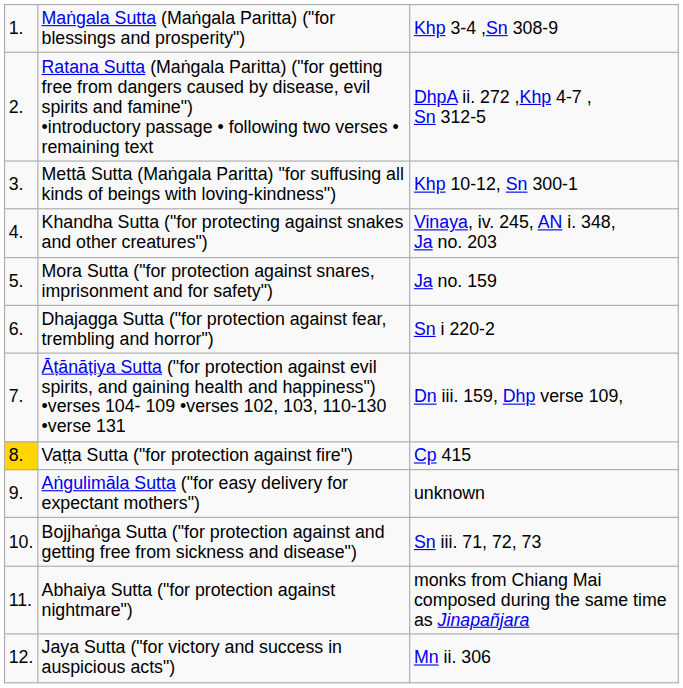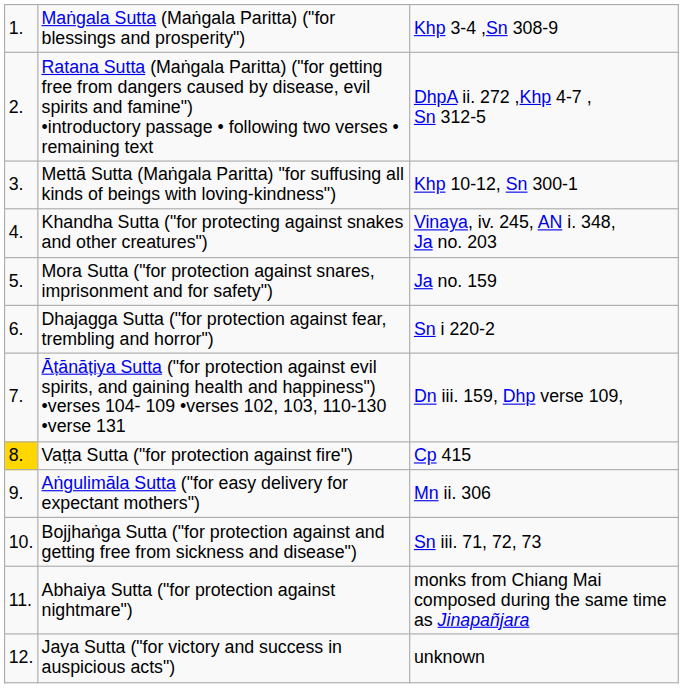(449, 493) unknown -> (452, 493) Mn ii. 306
(452, 658) Mn ii. 306 -> (449, 658) unknown
